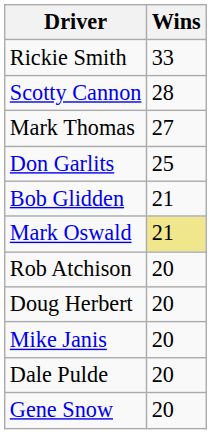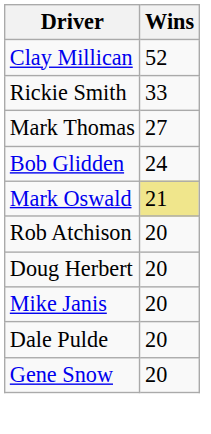+ row: (71, 57)
- row: (76, 92)
- row: (62, 163)
(163, 198) 21 -> (156, 163) 24
